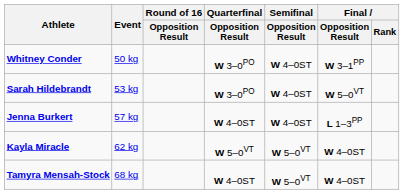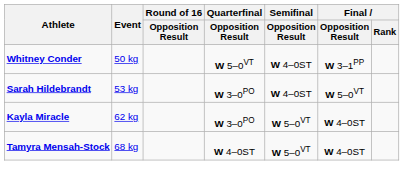(234, 65) W 3–0PO -> (234, 65) W 5–0VT
- row: (40, 117)
(234, 152) W 5–0VT -> (234, 123) W 3–0PO
